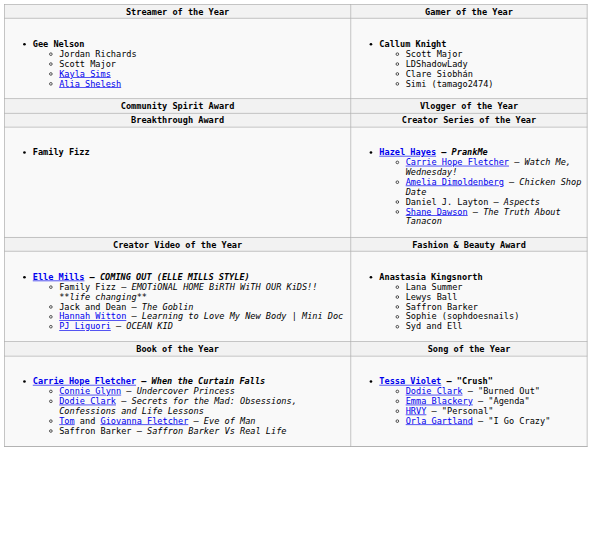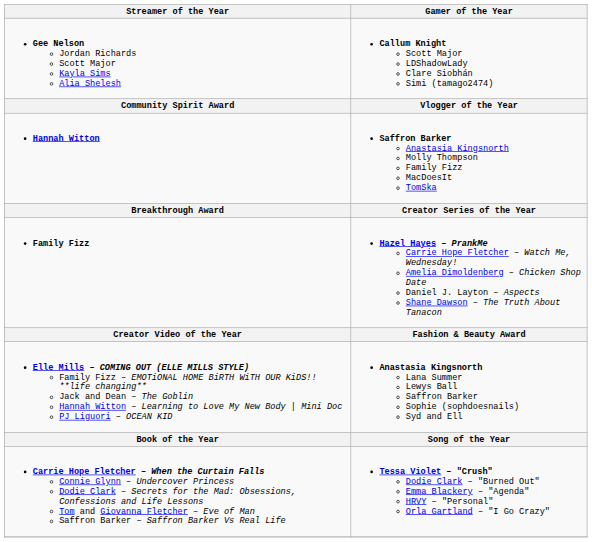+ row: (178, 138)
